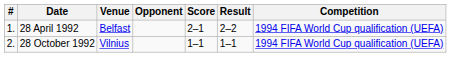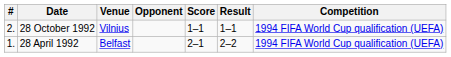rows swapped: (49, 28) <-> (57, 44)
